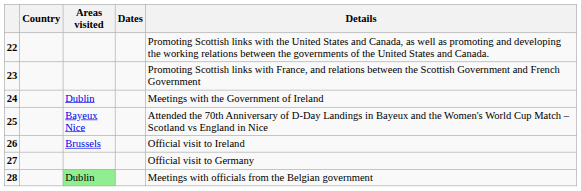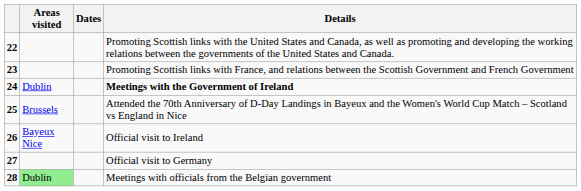- column: (41, 18)
(236, 98) normal -> (200, 86) bold
(81, 121) Bayeux Nice -> (40, 109) Brussels
(83, 144) Brussels -> (38, 138) Bayeux Nice
